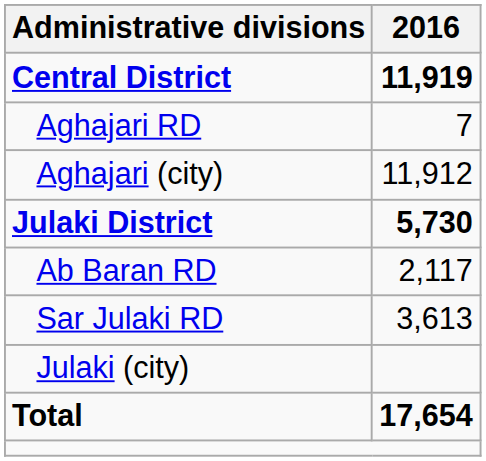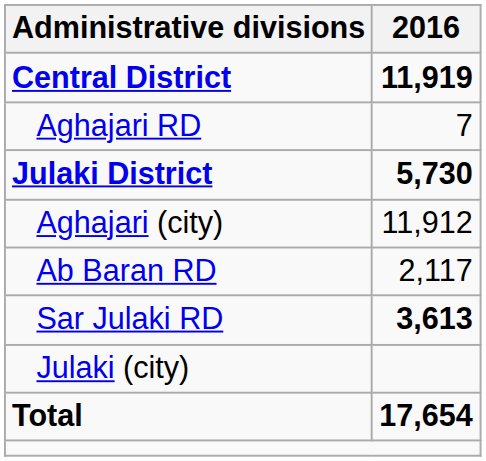rows swapped: (130, 174) <-> (112, 222)
(435, 319) normal -> (435, 319) bold
